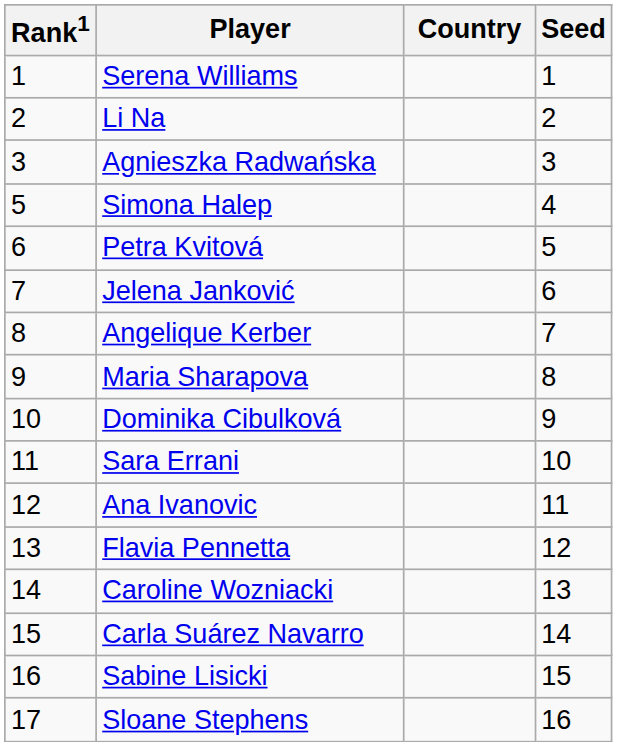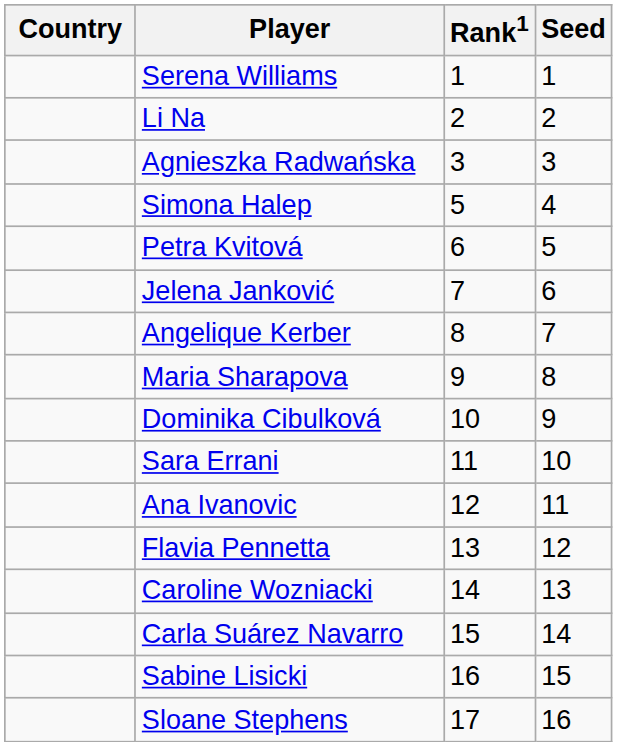columns swapped: (470, 29) <-> (50, 29)
